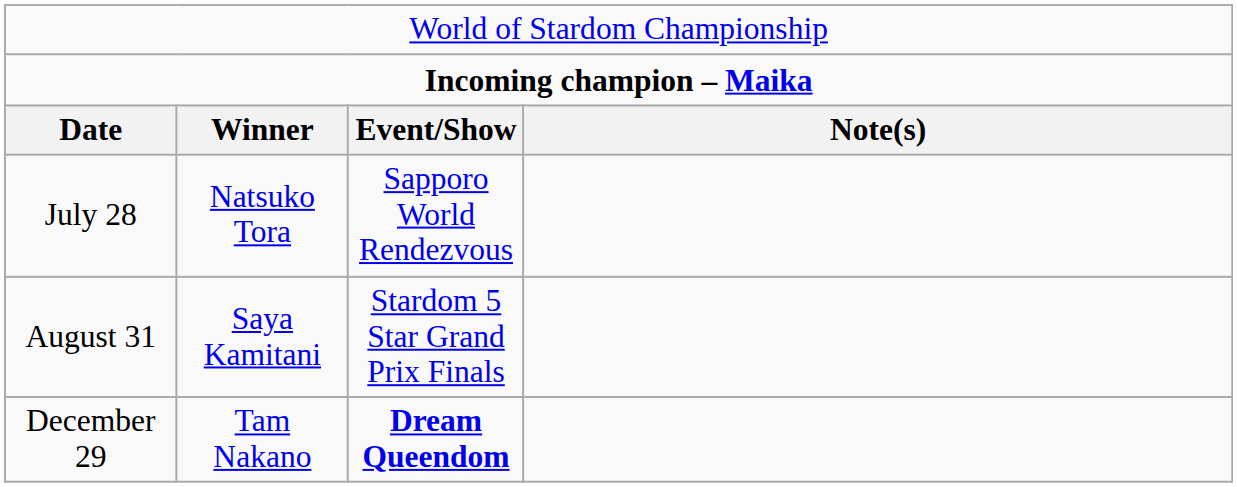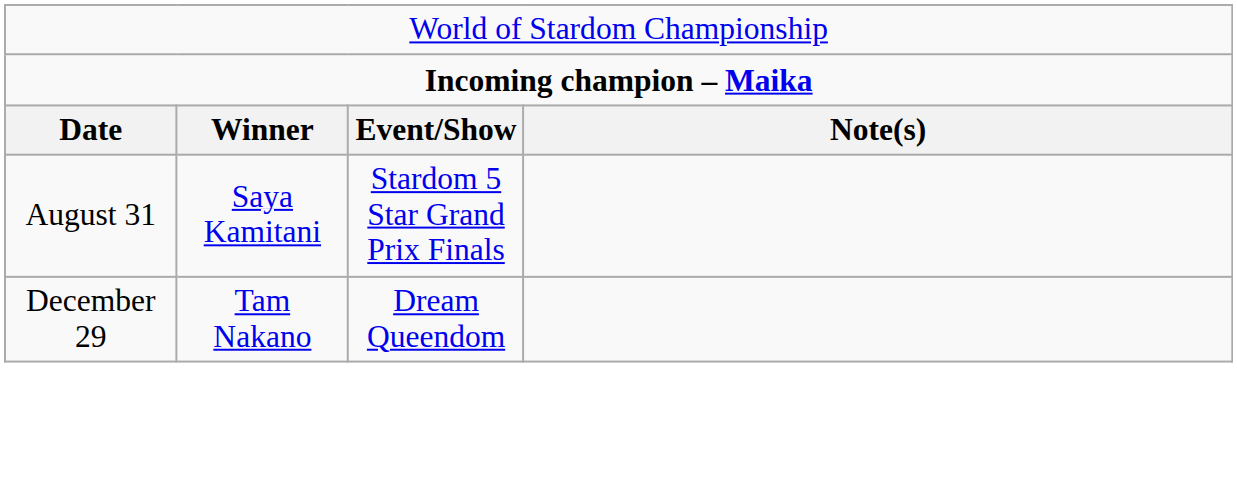- row: (91, 214)
(436, 439) bold -> (436, 318) normal
